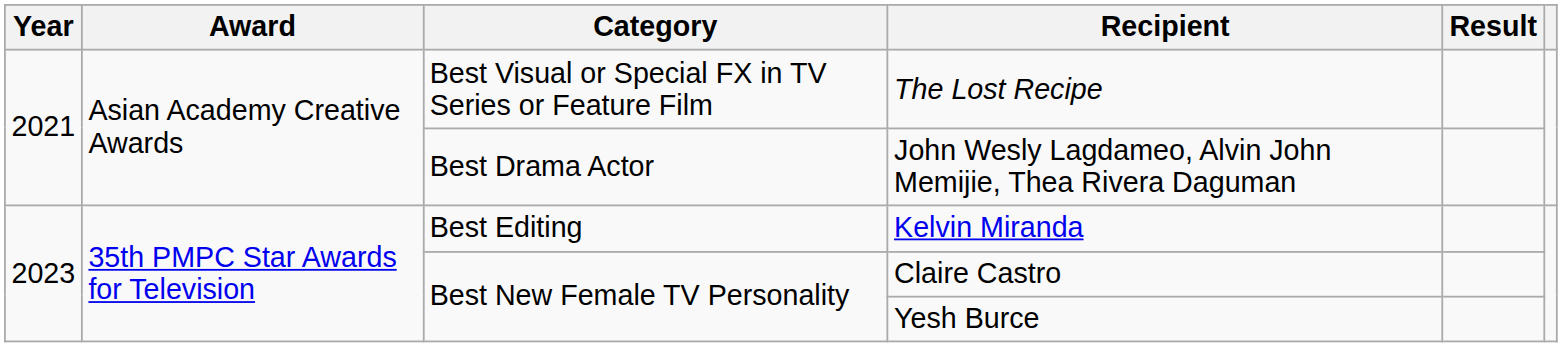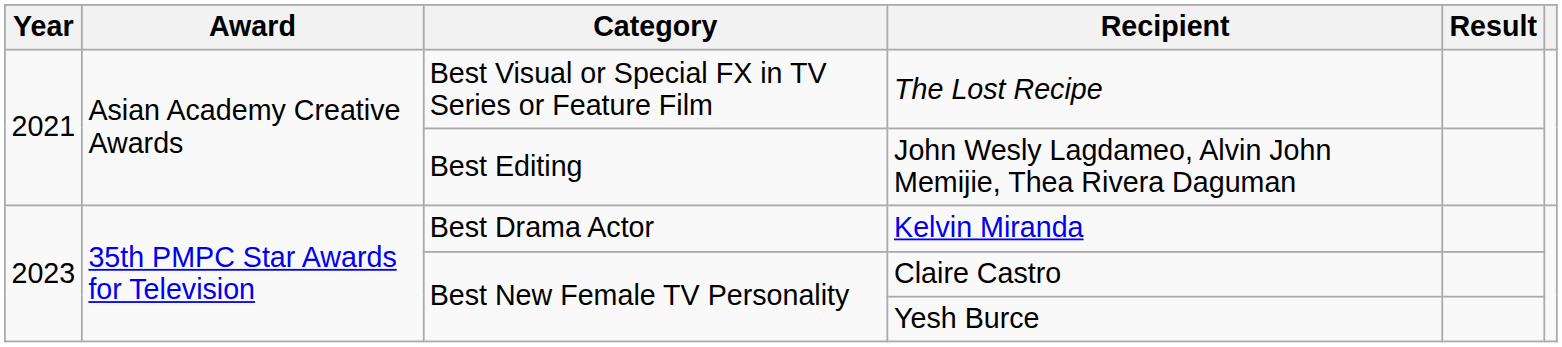(542, 166) Best Drama Actor -> (506, 166) Best Editing
(506, 227) Best Editing -> (542, 227) Best Drama Actor
